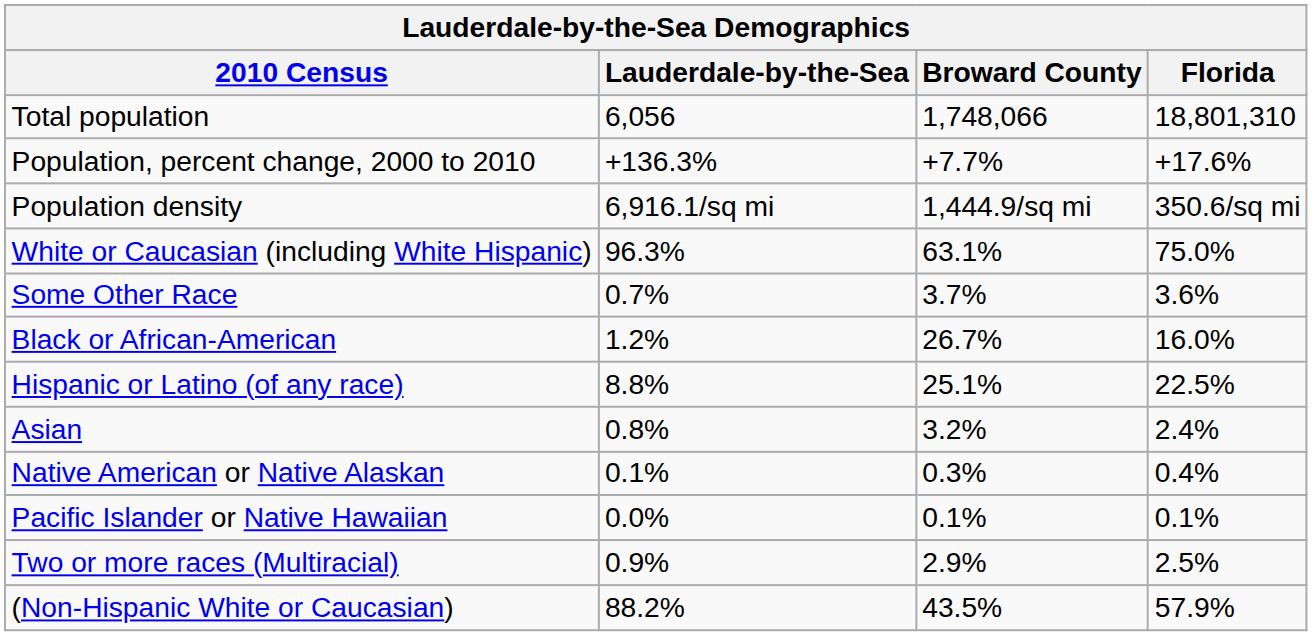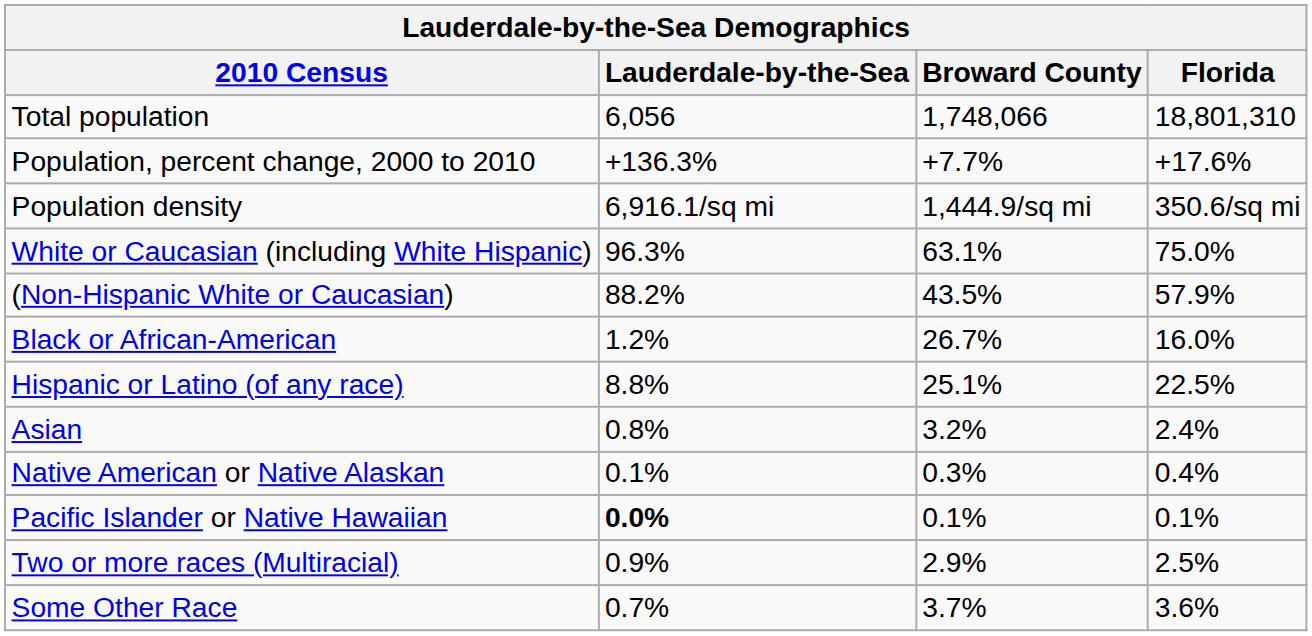rows swapped: (233, 607) <-> (124, 295)
(637, 518) normal -> (637, 518) bold
